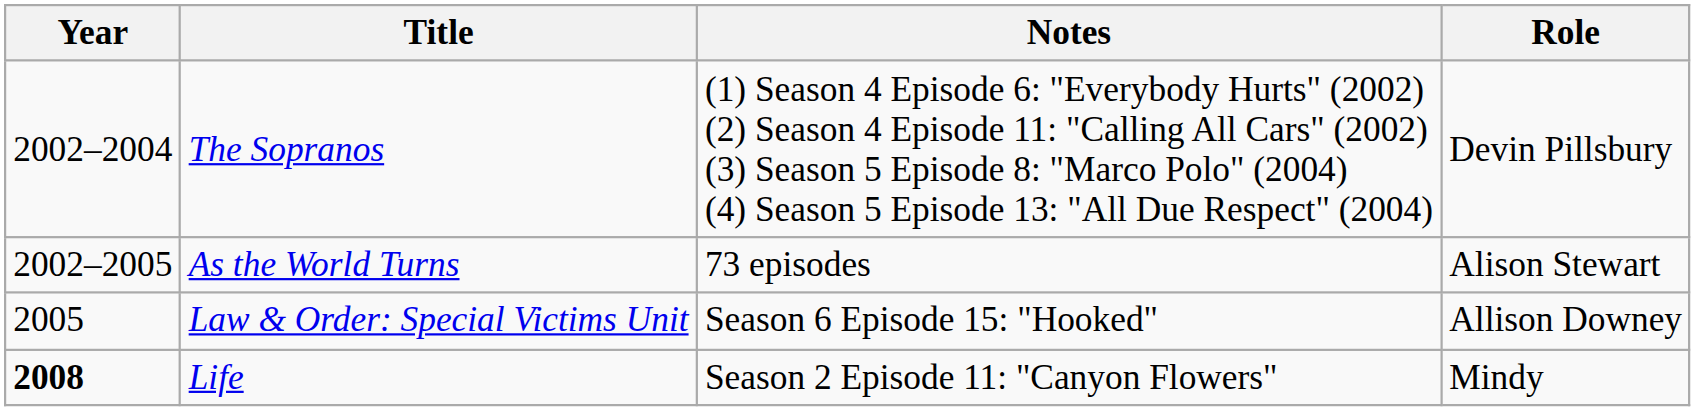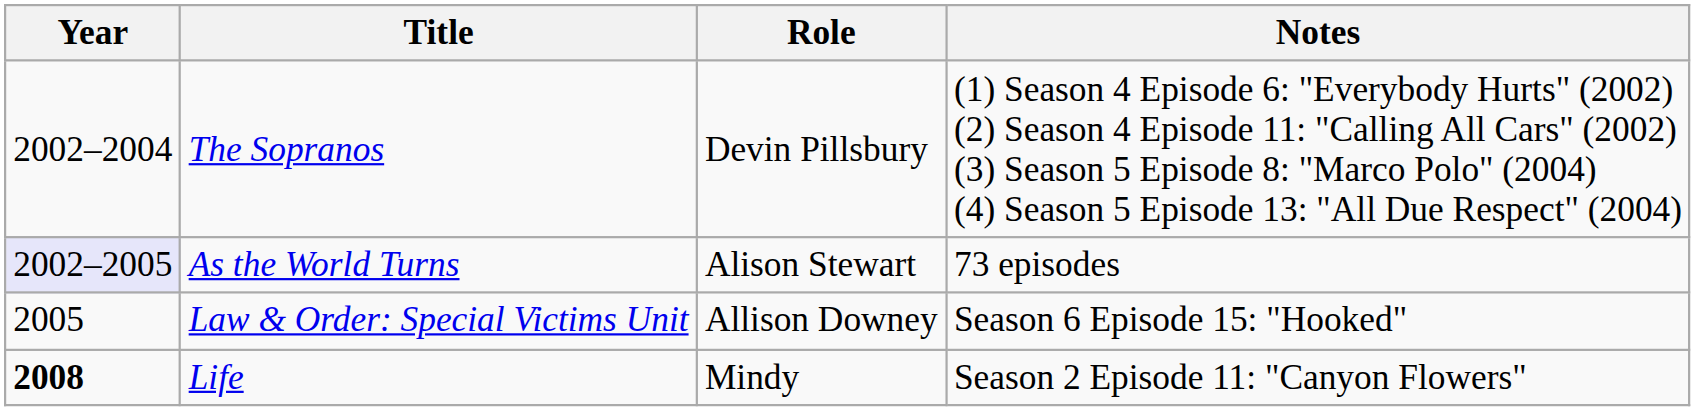columns swapped: (1566, 32) <-> (1069, 32)
(93, 264) no background -> (93, 264) lavender background
